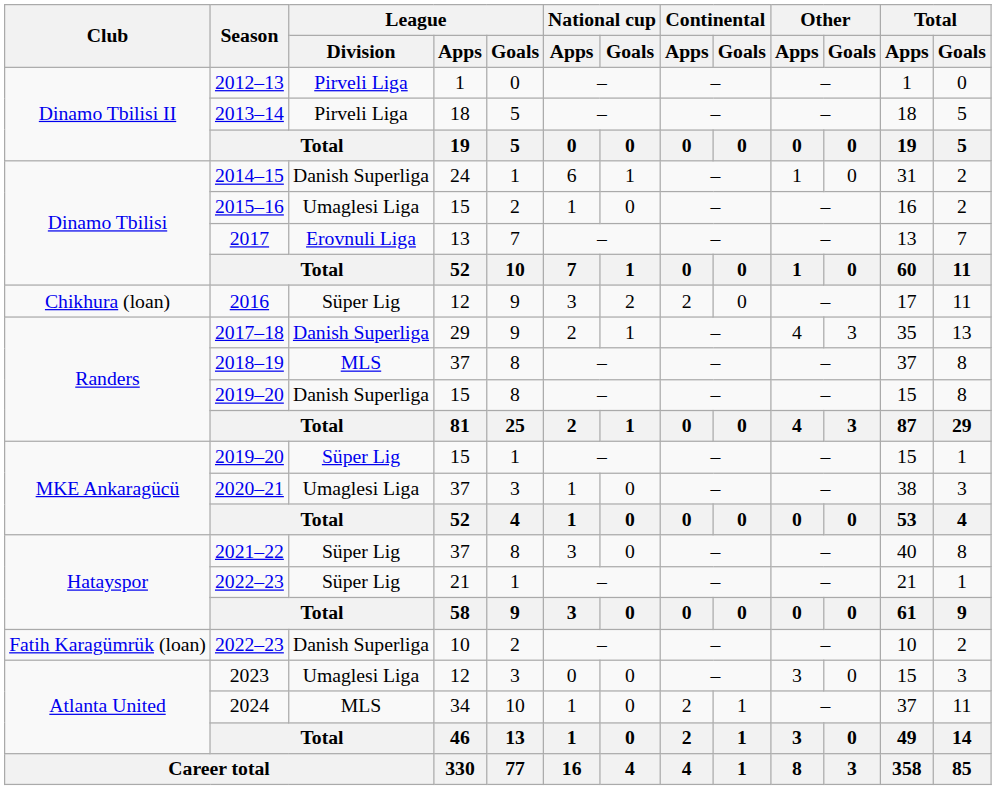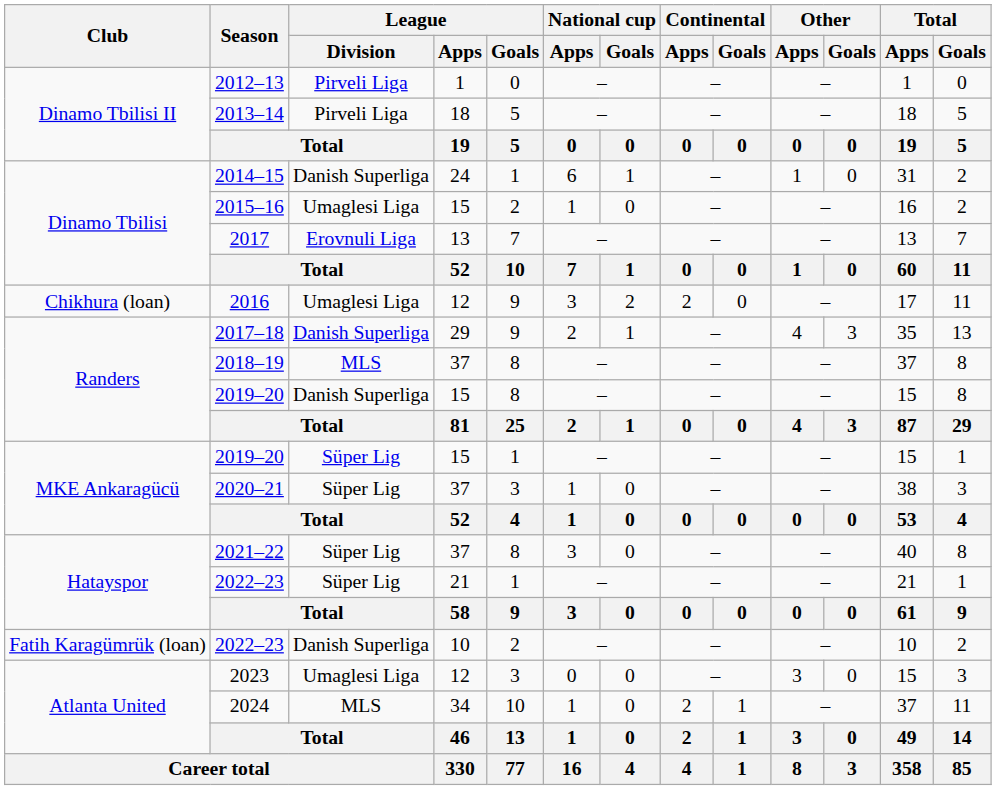(361, 301) Süper Lig -> (361, 301) Umaglesi Liga
(361, 488) Umaglesi Liga -> (361, 488) Süper Lig
